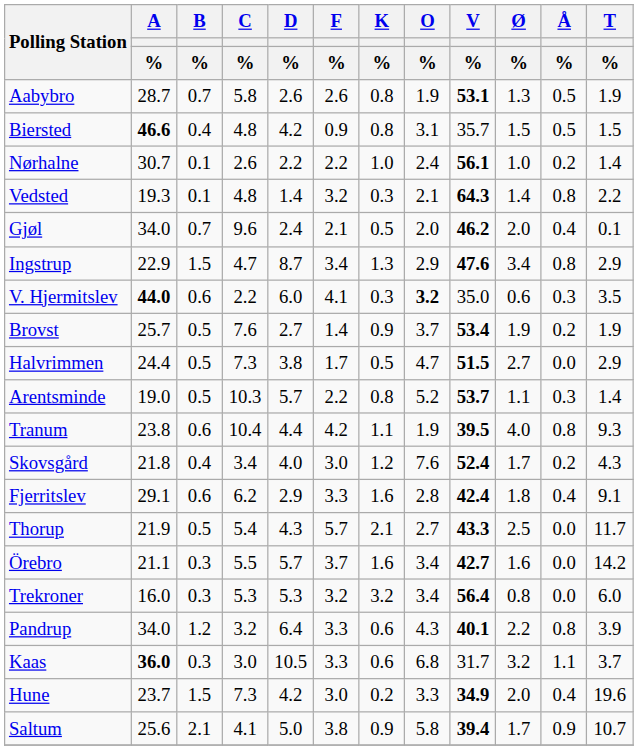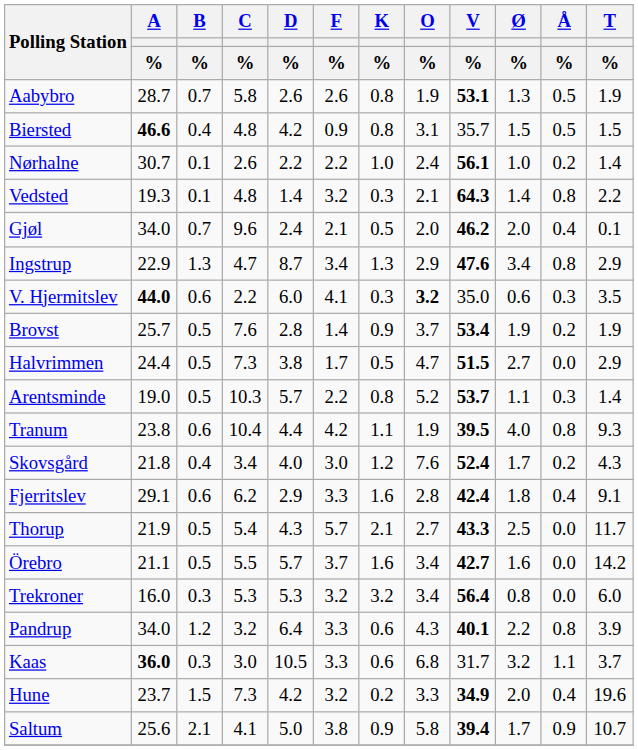(200, 263) 1.5 -> (200, 263) 1.3
(291, 329) 2.7 -> (291, 329) 2.8
(200, 562) 0.3 -> (200, 562) 0.5
(336, 695) 3.0 -> (336, 695) 3.2
